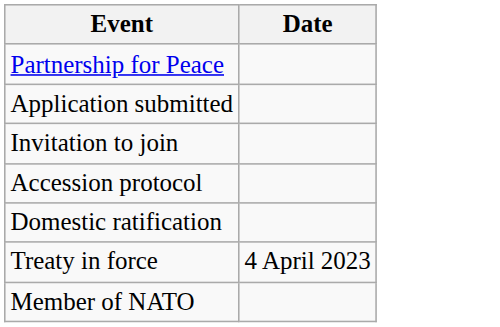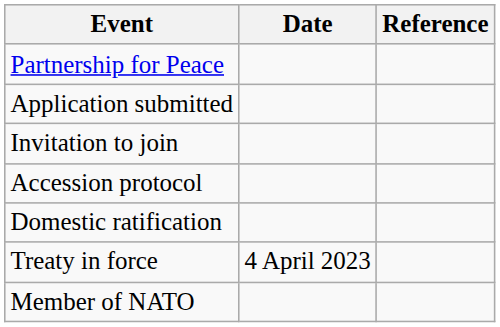+ column: (435, 24)
